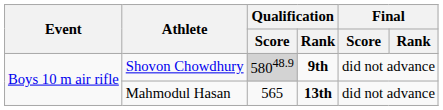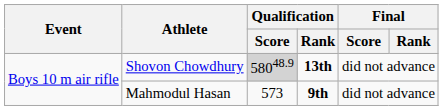(318, 67) 9th -> (318, 67) 13th
(272, 93) 565 -> (272, 93) 573
(318, 93) 13th -> (318, 93) 9th
